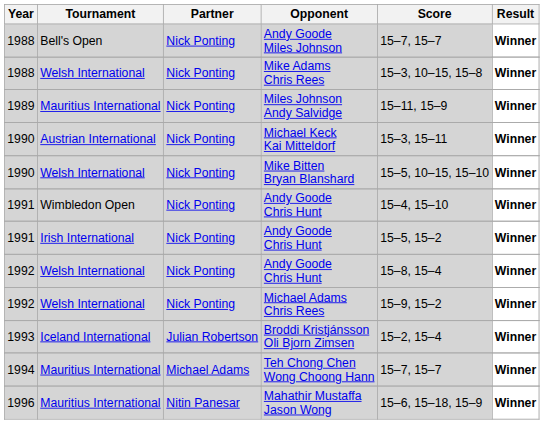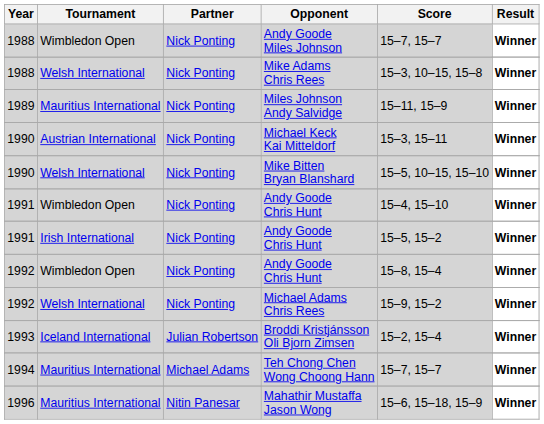(71, 41) Bell's Open -> (87, 41) Wimbledon Open
(92, 271) Welsh International -> (87, 271) Wimbledon Open
